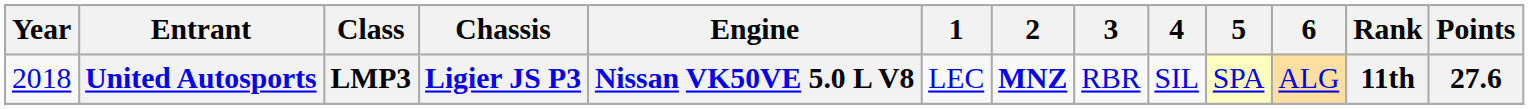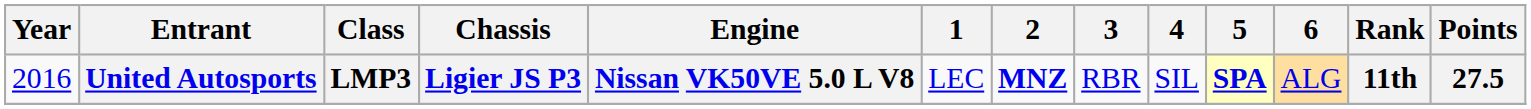(42, 78) 2018 -> (42, 78) 2016
(1239, 78) normal -> (1240, 78) bold
(1476, 78) 27.6 -> (1478, 78) 27.5
